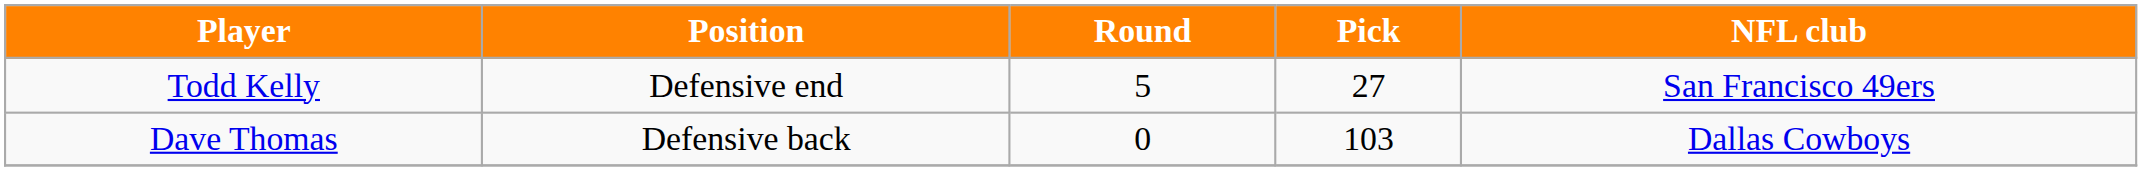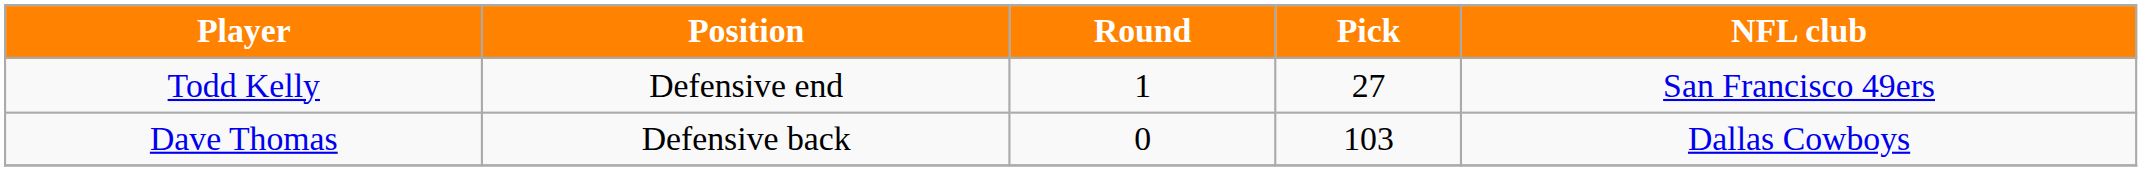(1143, 84) 5 -> (1143, 84) 1
